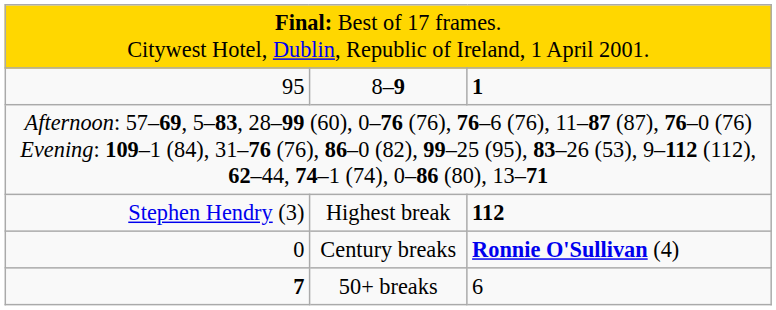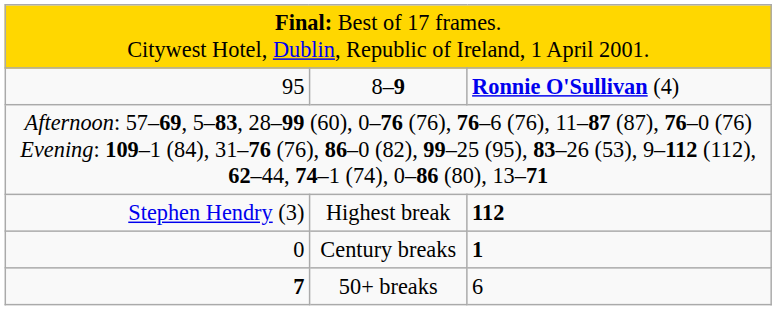(478, 86) 1 -> (576, 86) Ronnie O'Sullivan (4)
(576, 249) Ronnie O'Sullivan (4) -> (478, 249) 1
